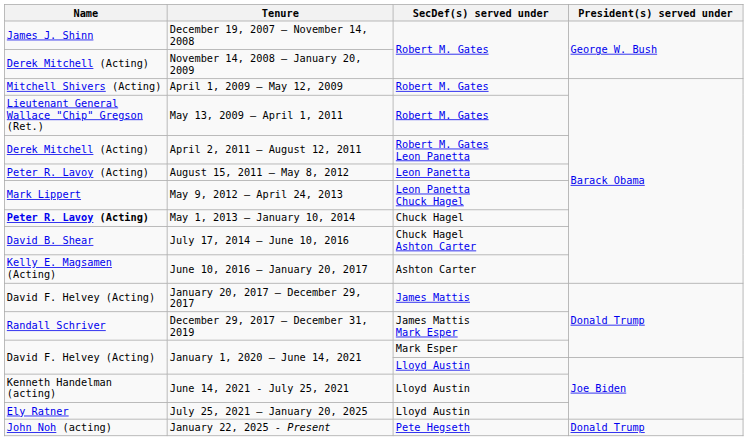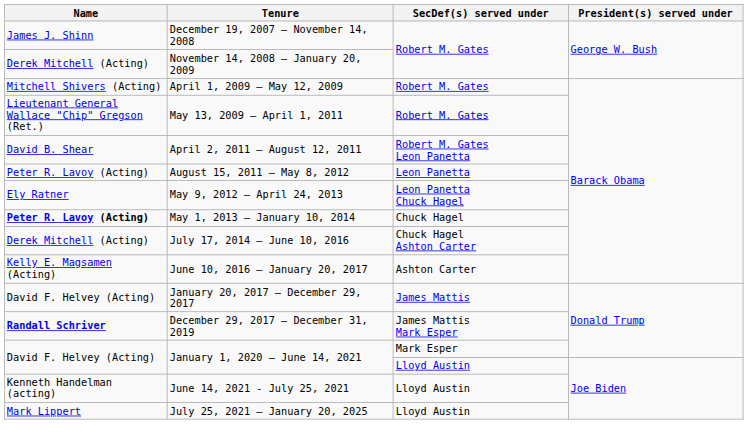(78, 150) Derek Mitchell (Acting) -> (50, 150) David B. Shear
(44, 195) Mark Lippert -> (38, 195) Ely Ratner
(50, 240) David B. Shear -> (78, 240) Derek Mitchell (Acting)
(56, 326) normal -> (56, 326) bold
(38, 411) Ely Ratner -> (44, 411) Mark Lippert
- row: (250, 428)
